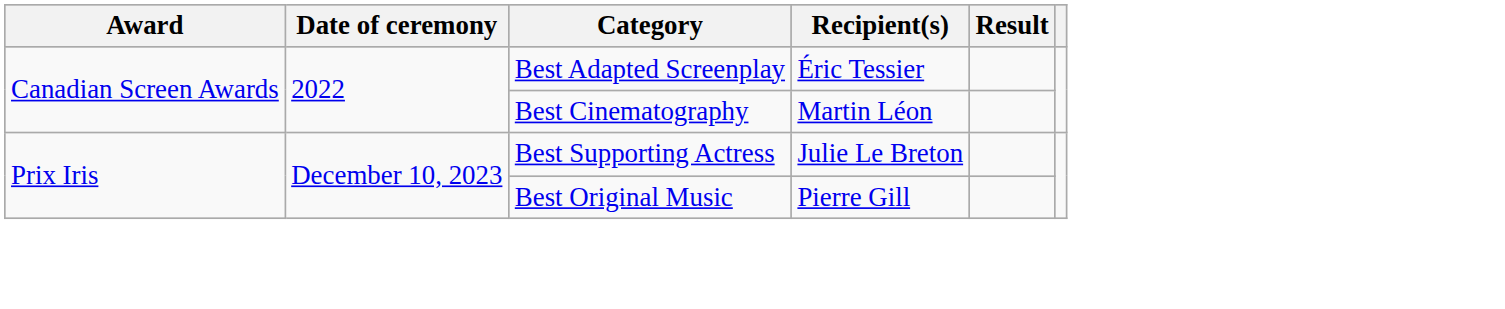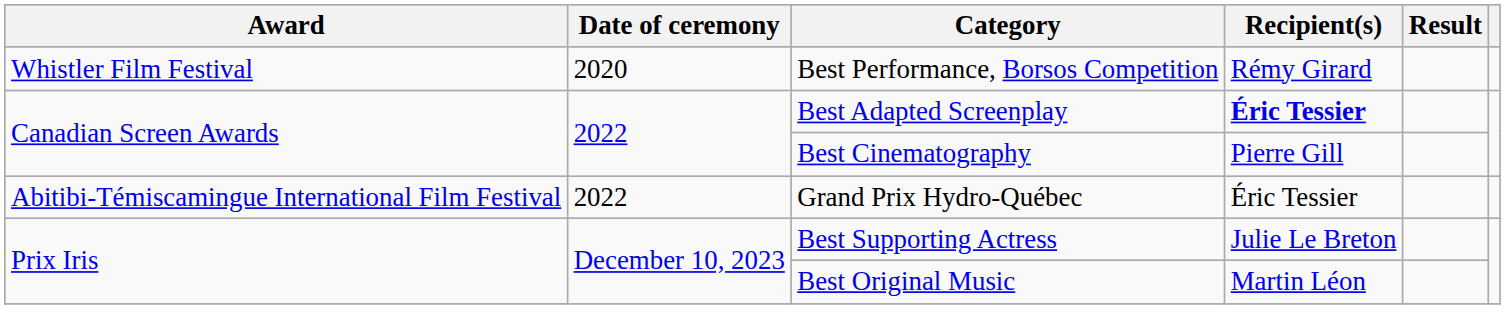+ row: (1008, 68)
(861, 68) normal -> (1298, 111) bold
(865, 111) Martin Léon -> (1287, 153) Pierre Gill
+ row: (940, 196)
(854, 196) Pierre Gill -> (1298, 281) Martin Léon
